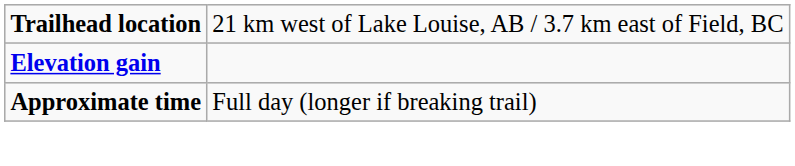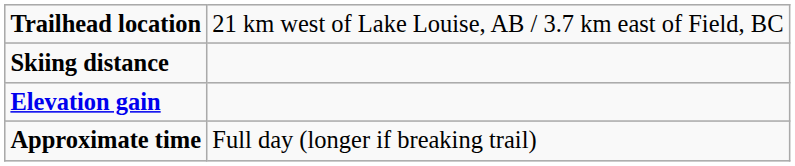+ row: (90, 62)
